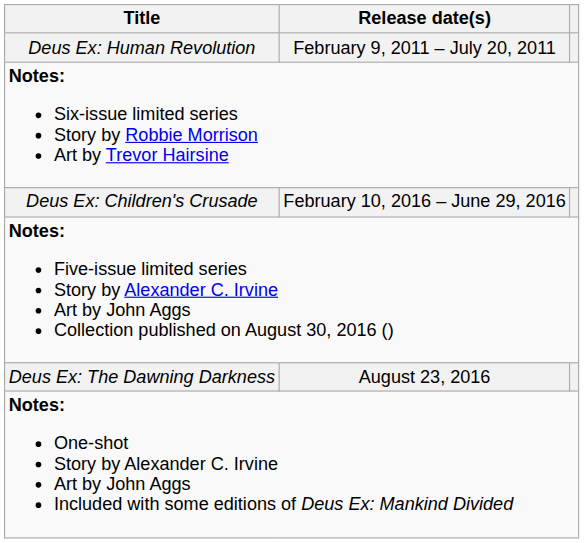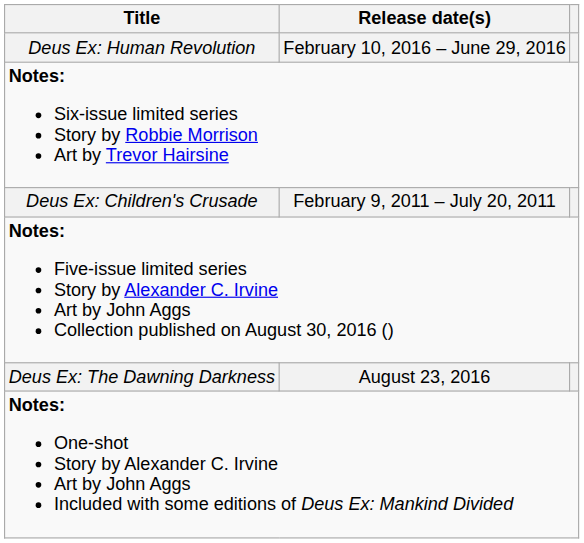(425, 47) February 9, 2011 – July 20, 2011 -> (425, 47) February 10, 2016 – June 29, 2016
(425, 202) February 10, 2016 – June 29, 2016 -> (425, 202) February 9, 2011 – July 20, 2011
